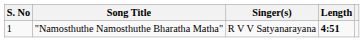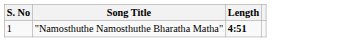- column: (272, 12)
